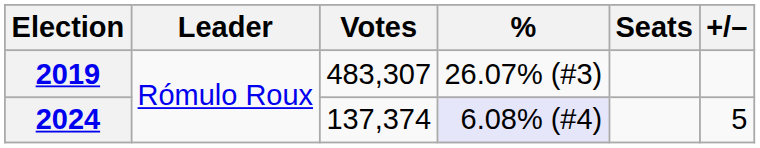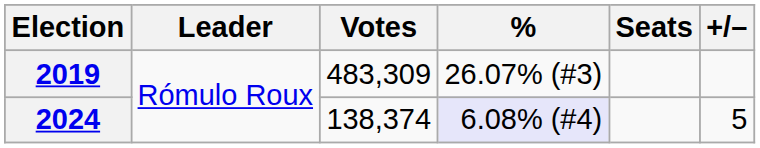(379, 73) 483,307 -> (379, 73) 483,309
(379, 119) 137,374 -> (379, 119) 138,374
